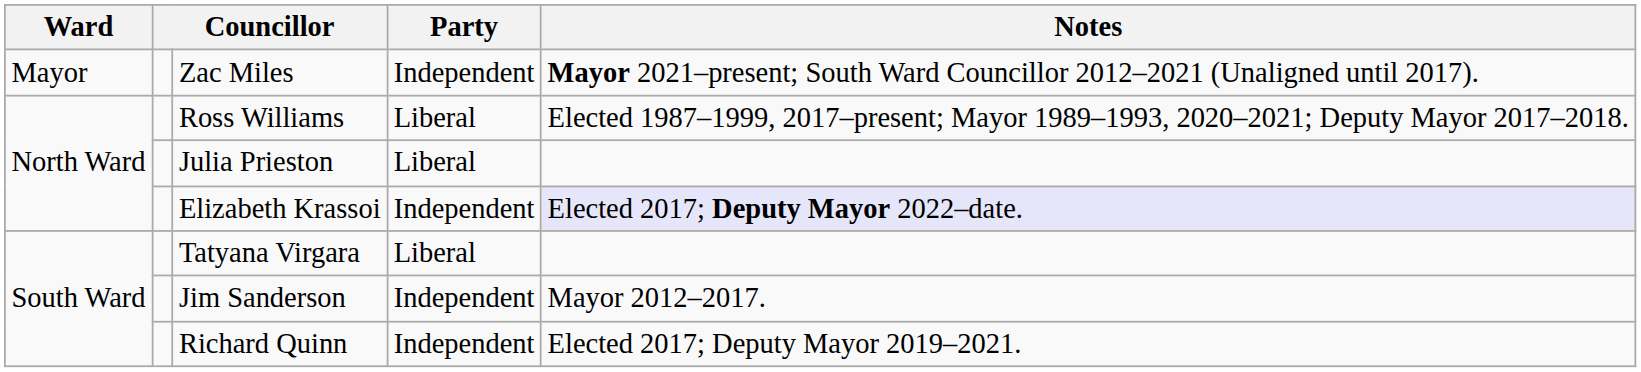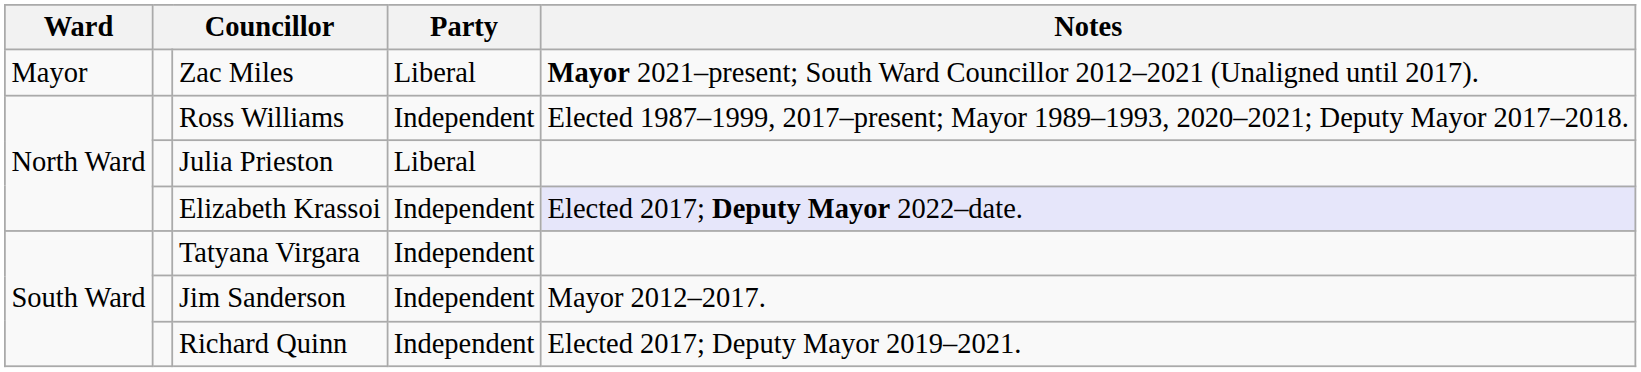(464, 72) Independent -> (435, 72) Liberal
(435, 117) Liberal -> (464, 117) Independent
(435, 252) Liberal -> (464, 252) Independent
